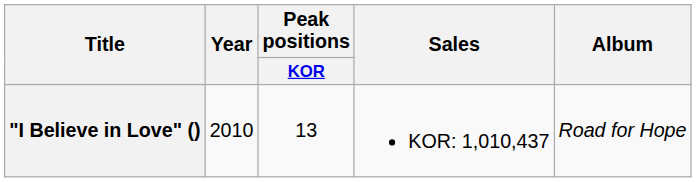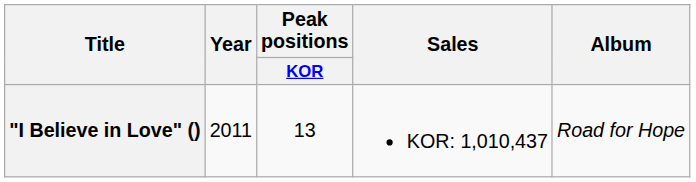(232, 130) 2010 -> (231, 130) 2011
